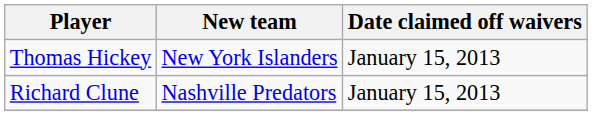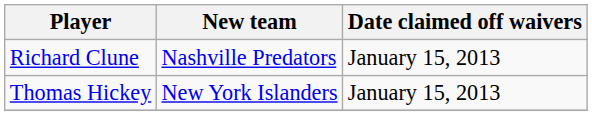rows swapped: (81, 57) <-> (74, 92)
